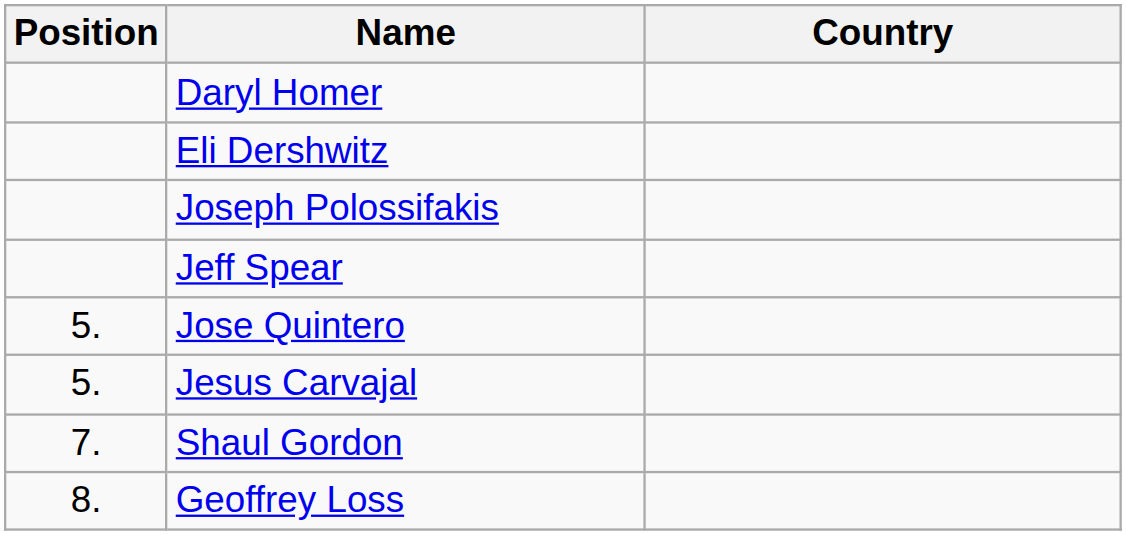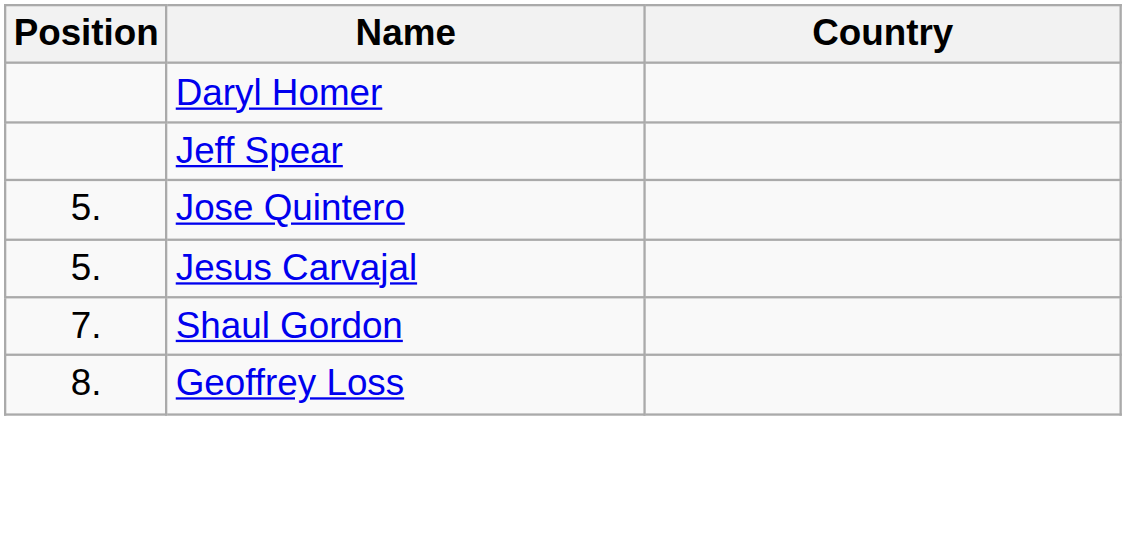- row: (282, 150)
- row: (337, 208)
